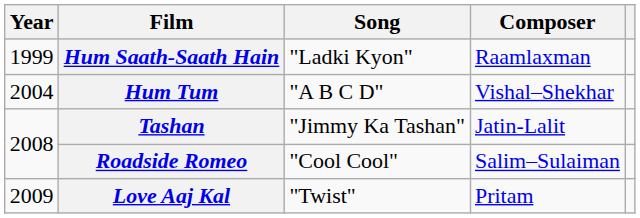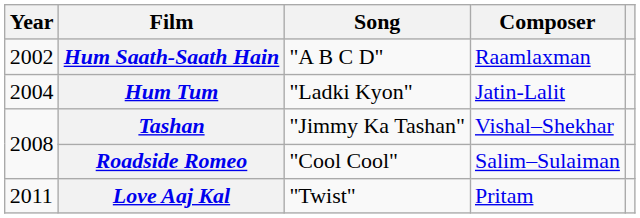(32, 56) 1999 -> (32, 56) 2002
(351, 56) "Ladki Kyon" -> (336, 56) "A B C D"
(336, 91) "A B C D" -> (351, 91) "Ladki Kyon"
(544, 91) Vishal–Shekhar -> (520, 91) Jatin-Lalit
(520, 126) Jatin-Lalit -> (544, 126) Vishal–Shekhar
(32, 195) 2009 -> (31, 195) 2011
